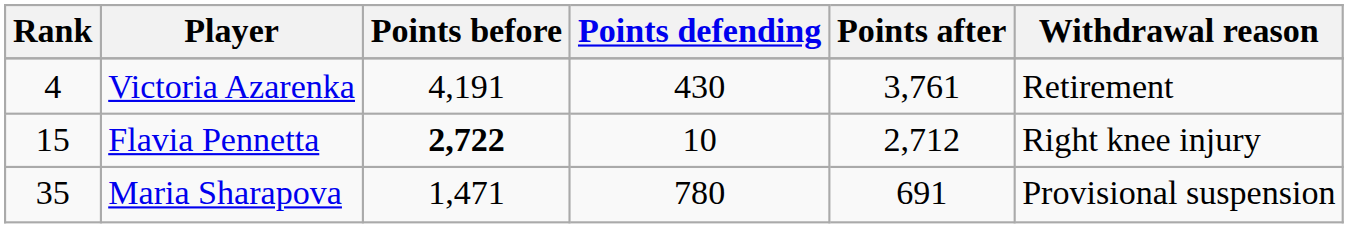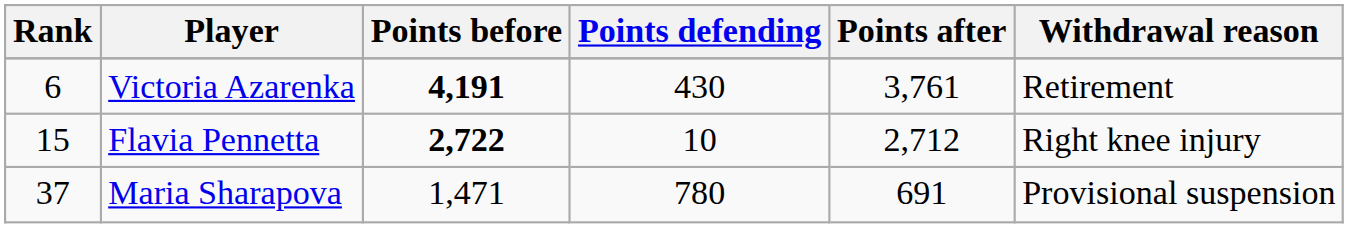(53, 85) 4 -> (53, 85) 6
(466, 85) normal -> (466, 85) bold
(53, 193) 35 -> (53, 193) 37
